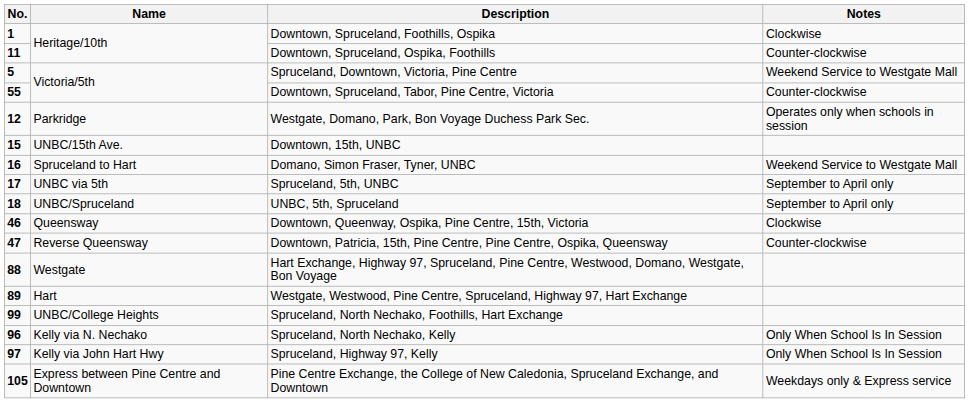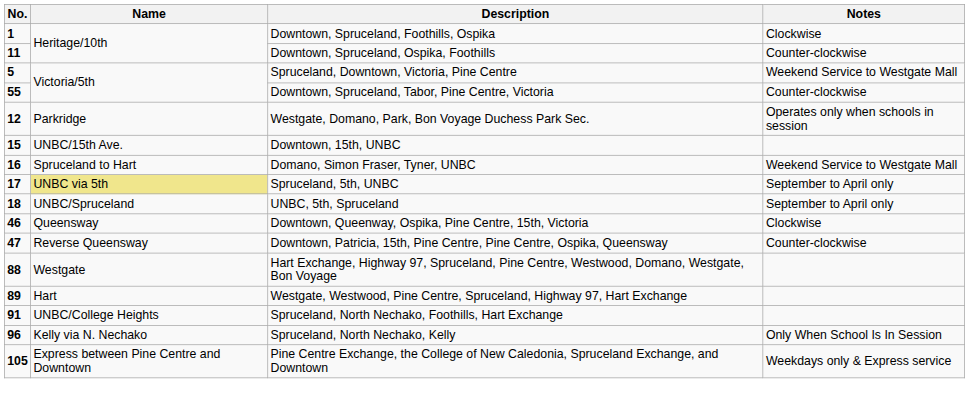(71, 184) no background -> (71, 184) khaki background
(14, 315) 99 -> (14, 315) 91
- row: (354, 354)
